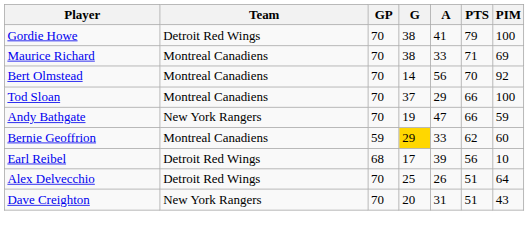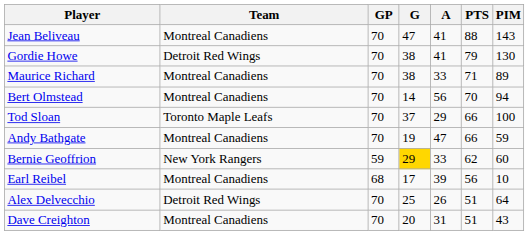+ row: (44, 35)
(505, 35) 100 -> (505, 55) 130
(502, 55) 69 -> (502, 76) 89
(502, 76) 92 -> (502, 96) 94
(216, 96) Montreal Canadiens -> (218, 117) Toronto Maple Leafs
(212, 117) New York Rangers -> (216, 138) Montreal Canadiens
(216, 138) Montreal Canadiens -> (212, 158) New York Rangers
(212, 158) Detroit Red Wings -> (216, 179) Montreal Canadiens
(212, 199) New York Rangers -> (216, 220) Montreal Canadiens
